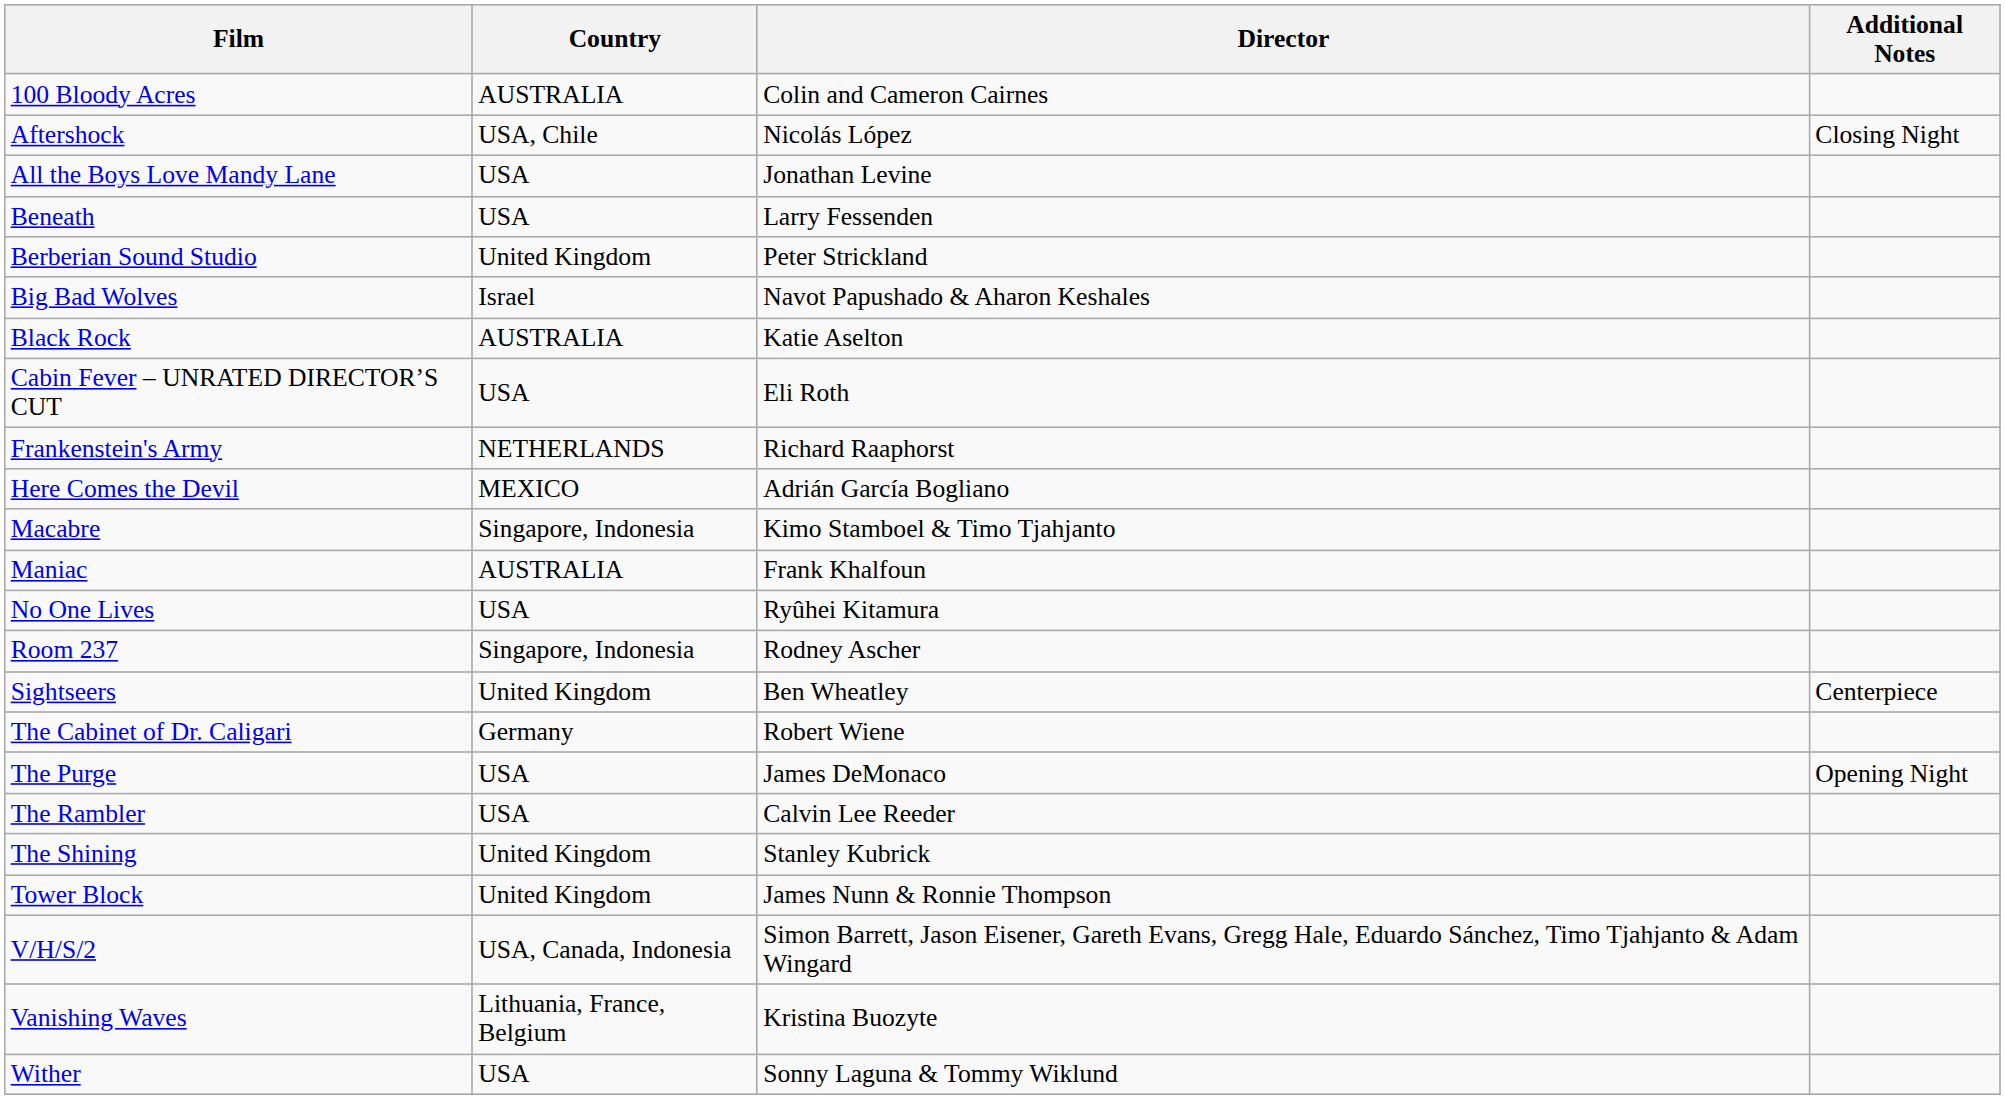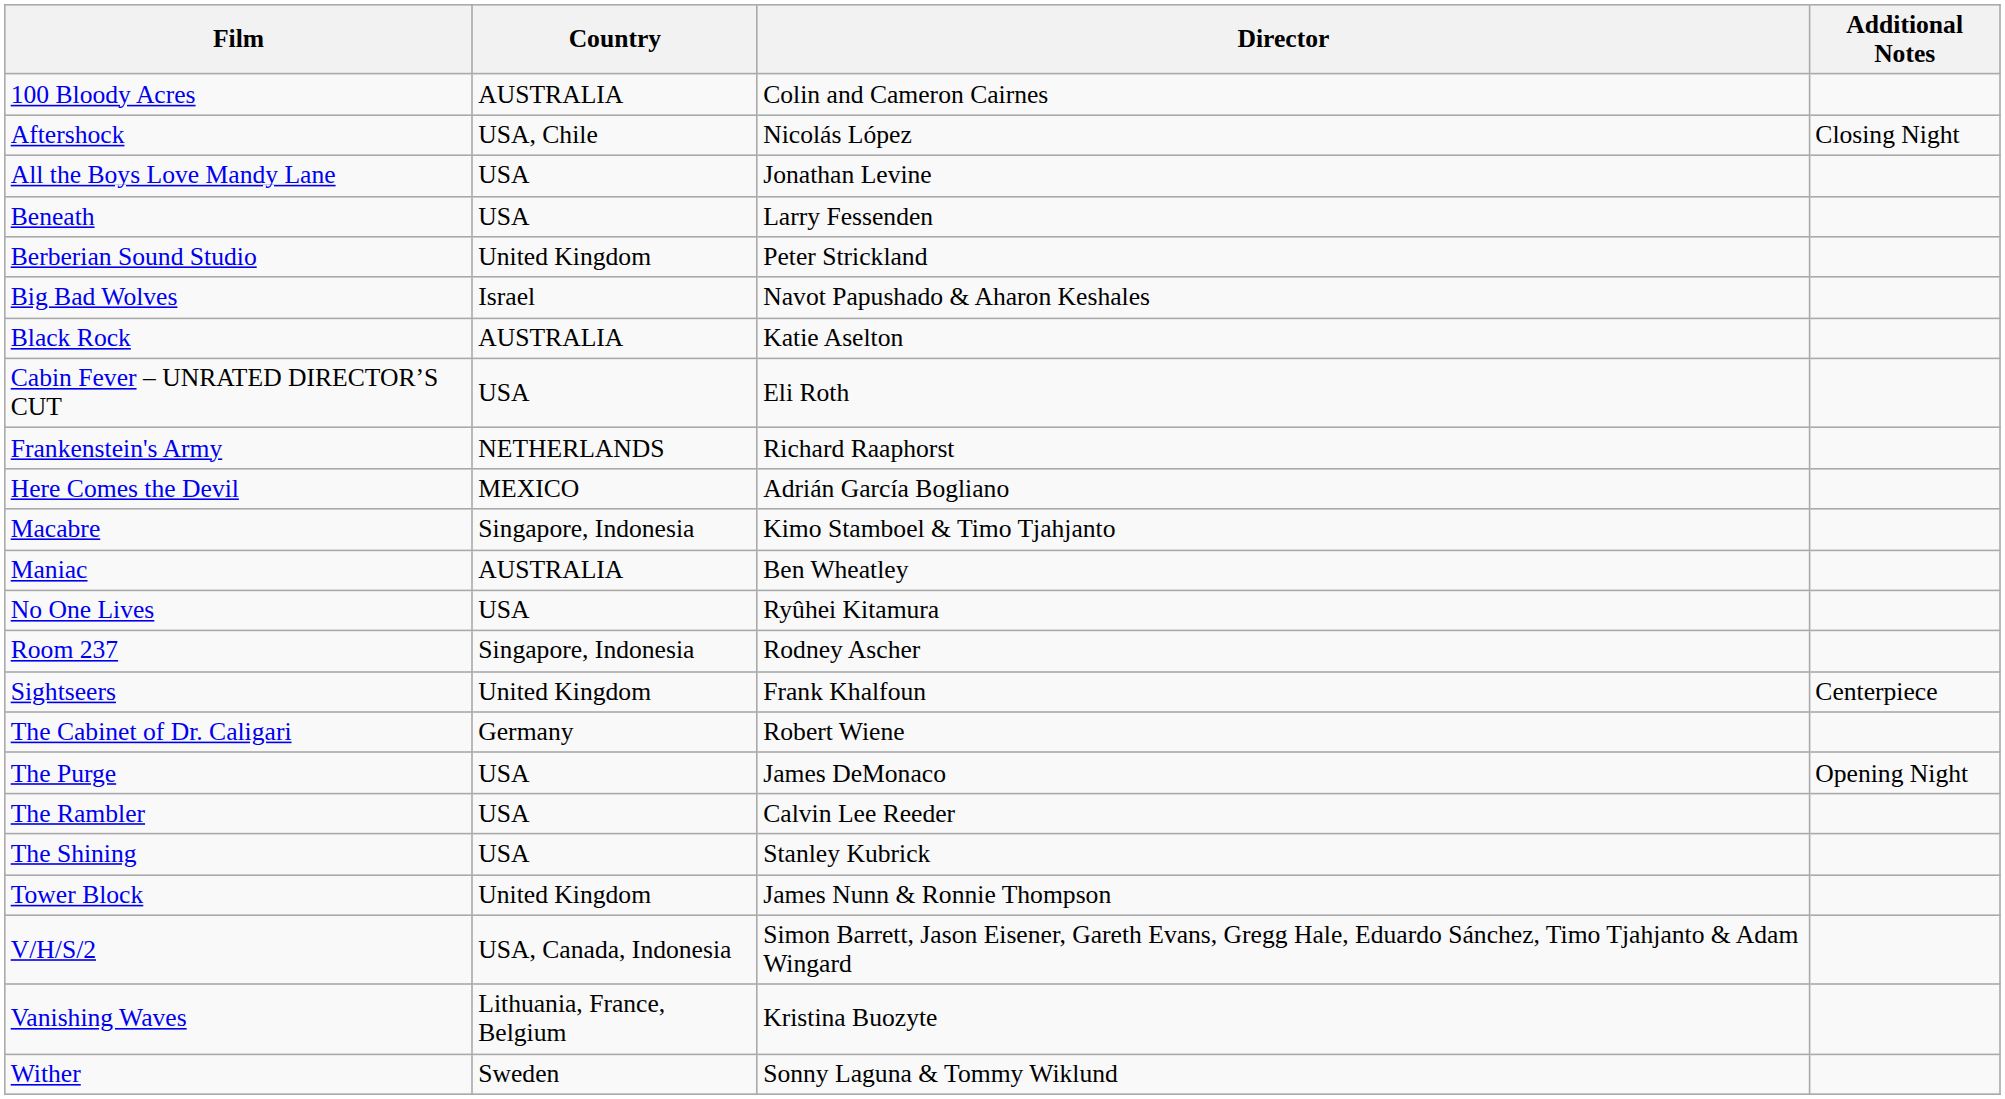(845, 569) Frank Khalfoun -> (836, 569) Ben Wheatley
(836, 691) Ben Wheatley -> (845, 691) Frank Khalfoun
(565, 853) United Kingdom -> (504, 853) USA
(504, 1073) USA -> (519, 1073) Sweden
